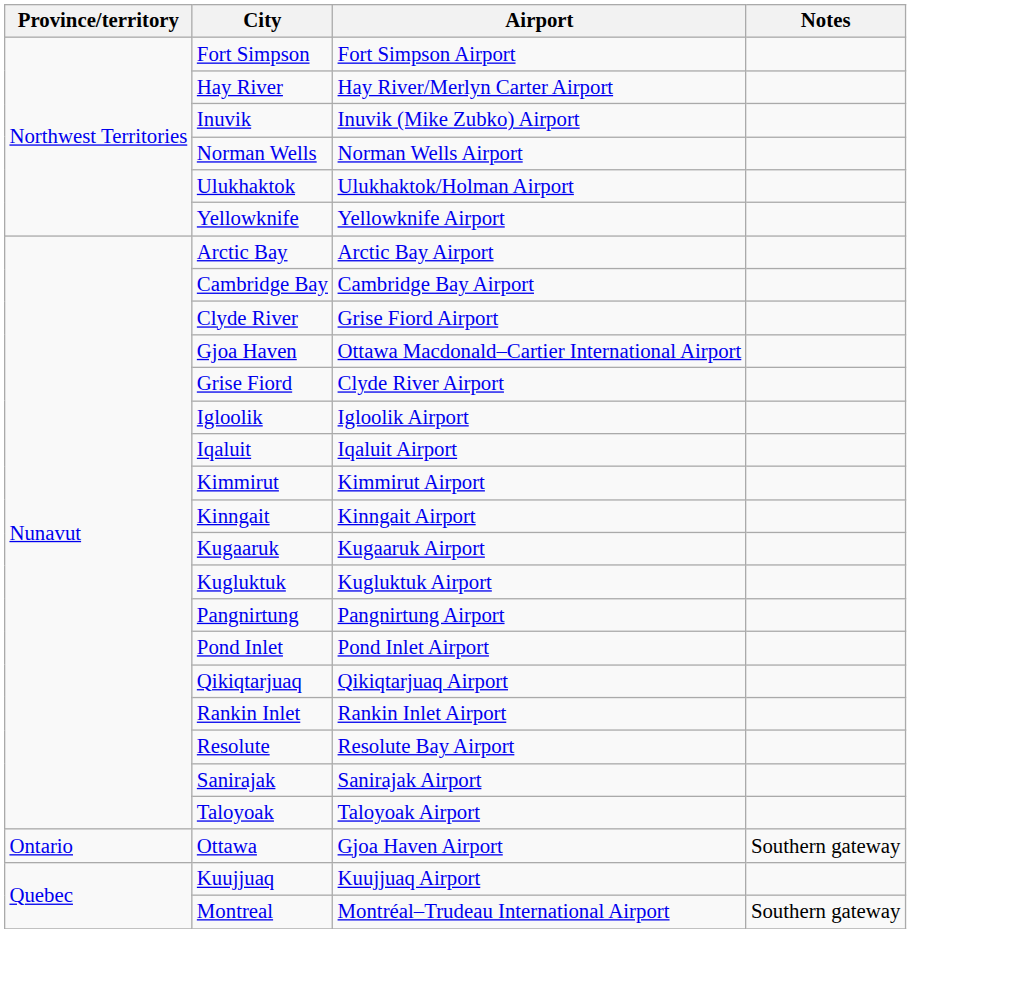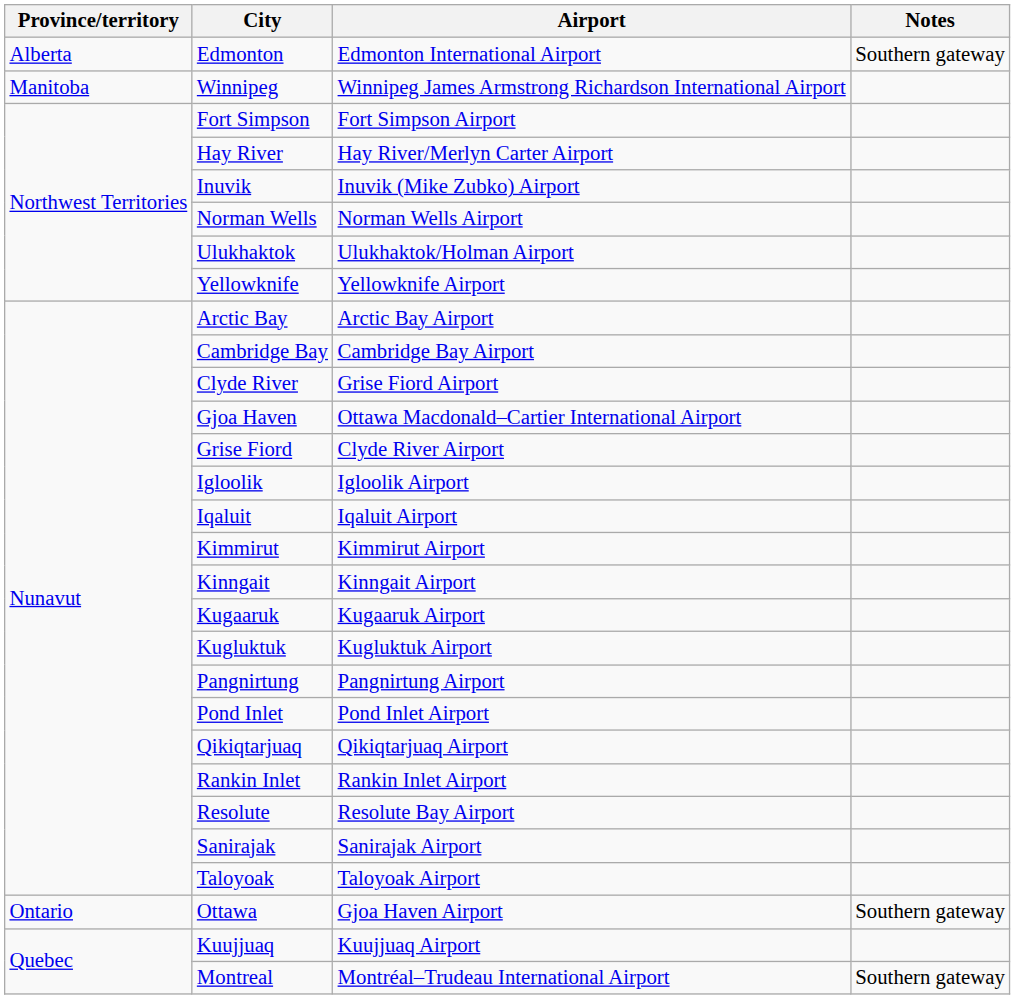+ row: (240, 53)
+ row: (237, 86)
